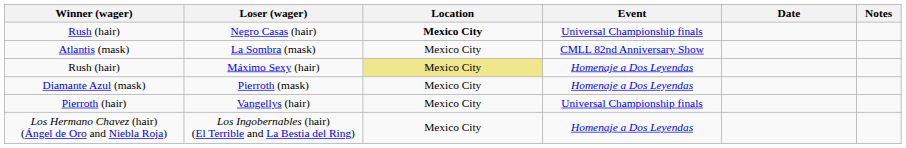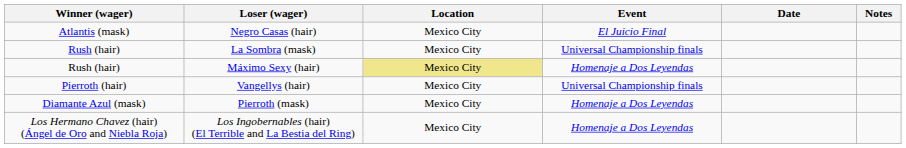(94, 31) Rush (hair) -> (94, 31) Atlantis (mask)
(453, 31) bold -> (453, 31) normal
(632, 31) Universal Championship finals -> (632, 31) El Juicio Final
(94, 49) Atlantis (mask) -> (94, 49) Rush (hair)
(632, 49) CMLL 82nd Anniversary Show -> (632, 49) Universal Championship finals
rows swapped: (273, 85) <-> (273, 103)
